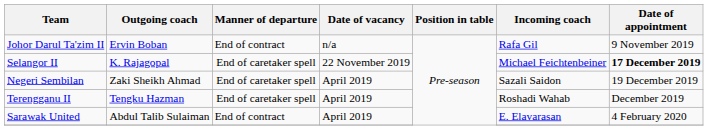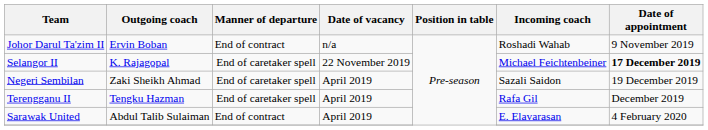(518, 44) Rafa Gil -> (534, 44) Roshadi Wahab
(534, 98) Roshadi Wahab -> (518, 98) Rafa Gil
